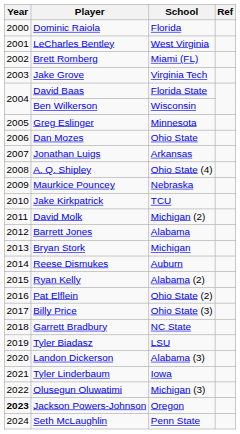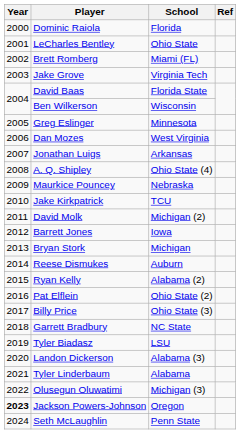(180, 43) West Virginia -> (174, 43) Ohio State
(174, 138) Ohio State -> (180, 138) West Virginia
(170, 232) Alabama -> (161, 232) Iowa
(161, 374) Iowa -> (170, 374) Alabama
